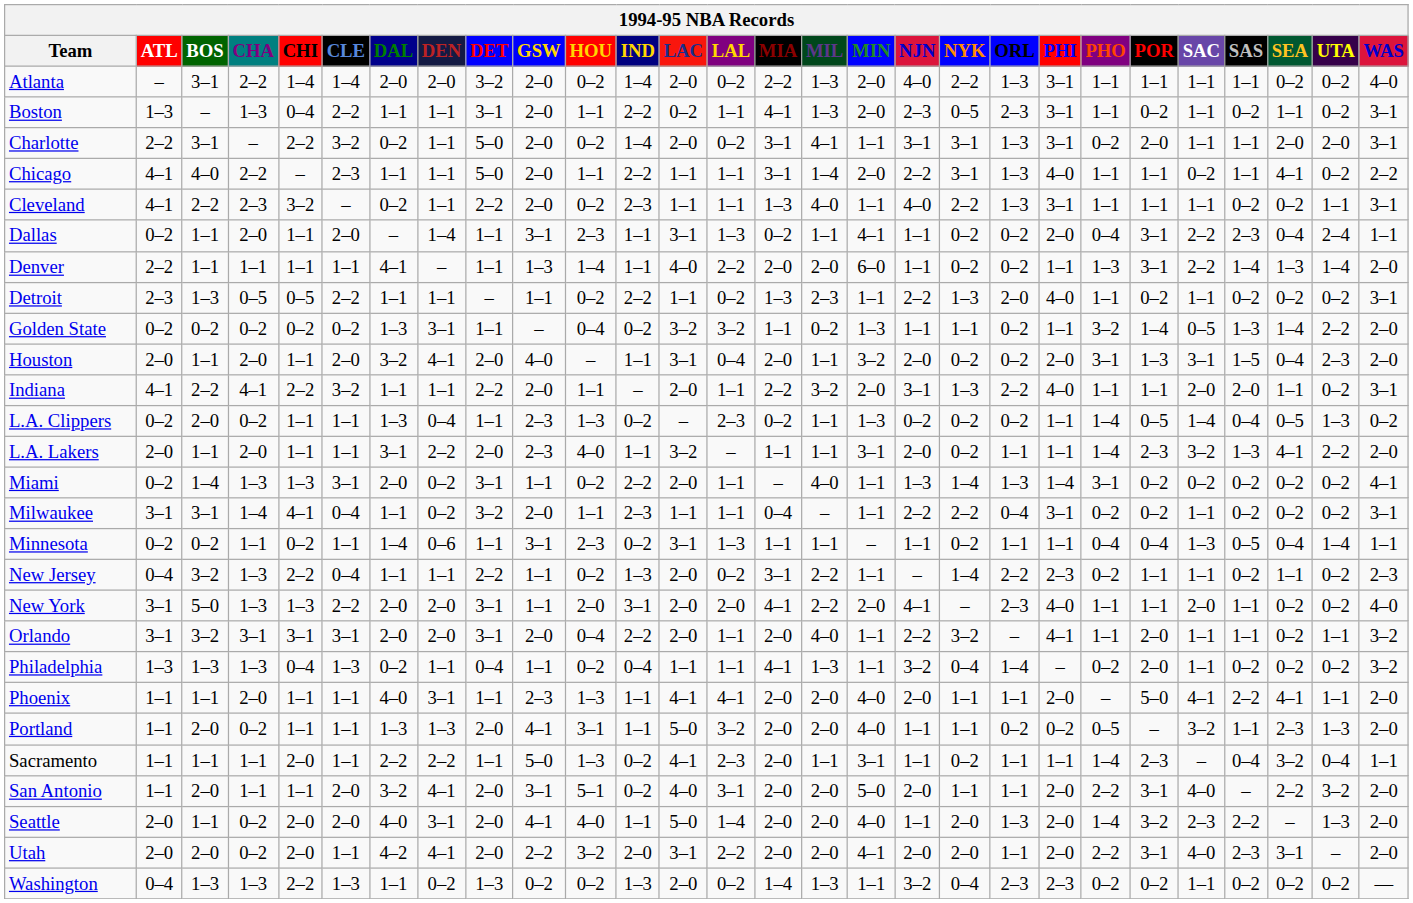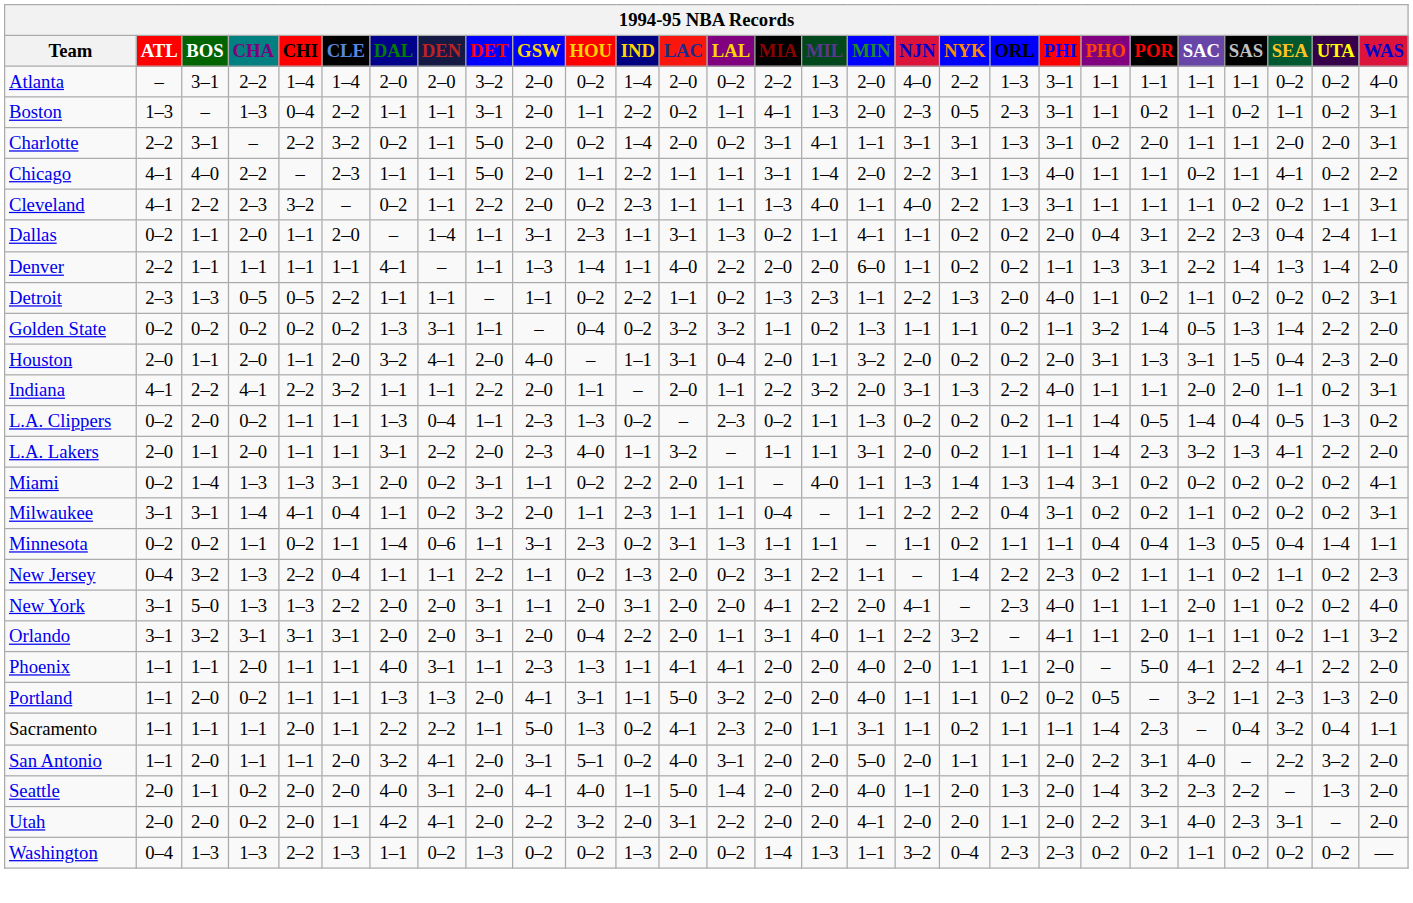(778, 636) 2–0 -> (778, 636) 3–1
- row: (56, 667)
(1336, 698) 1–1 -> (1336, 667) 2–2
